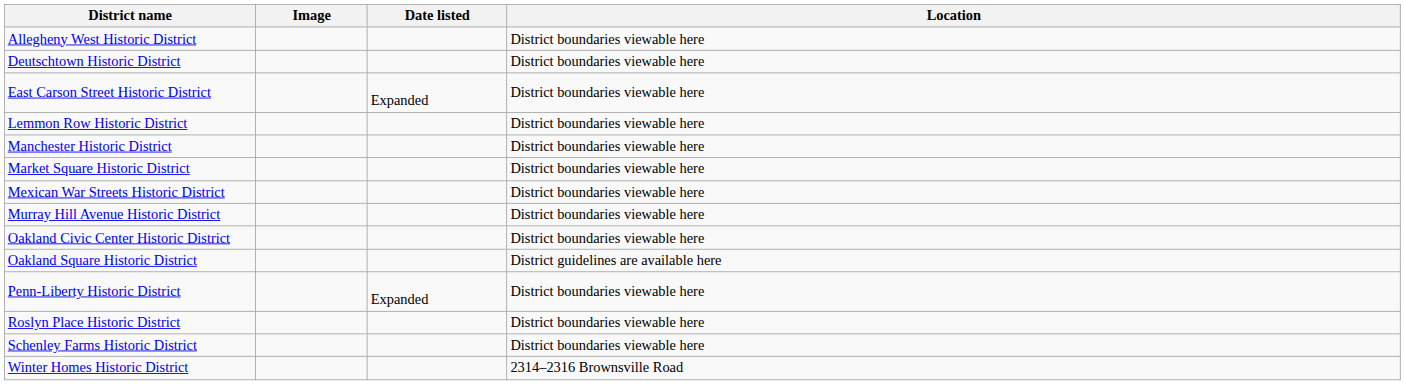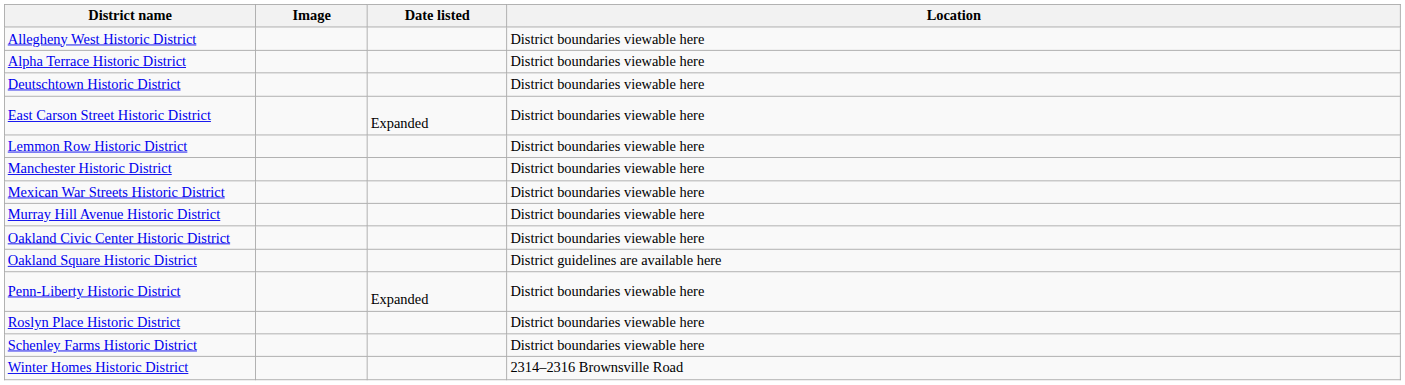+ row: (97, 61)
- row: (99, 169)
